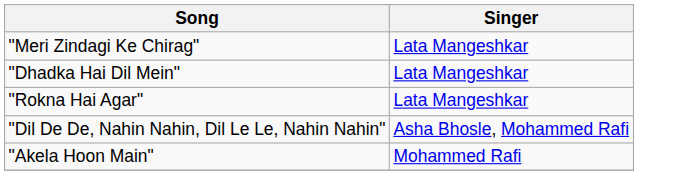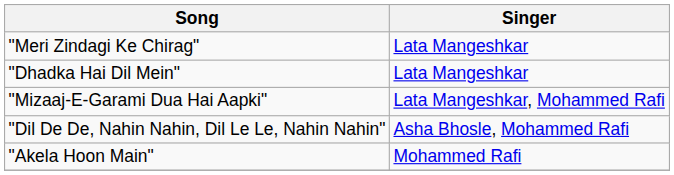- row: (76, 101)
+ row: (138, 101)
